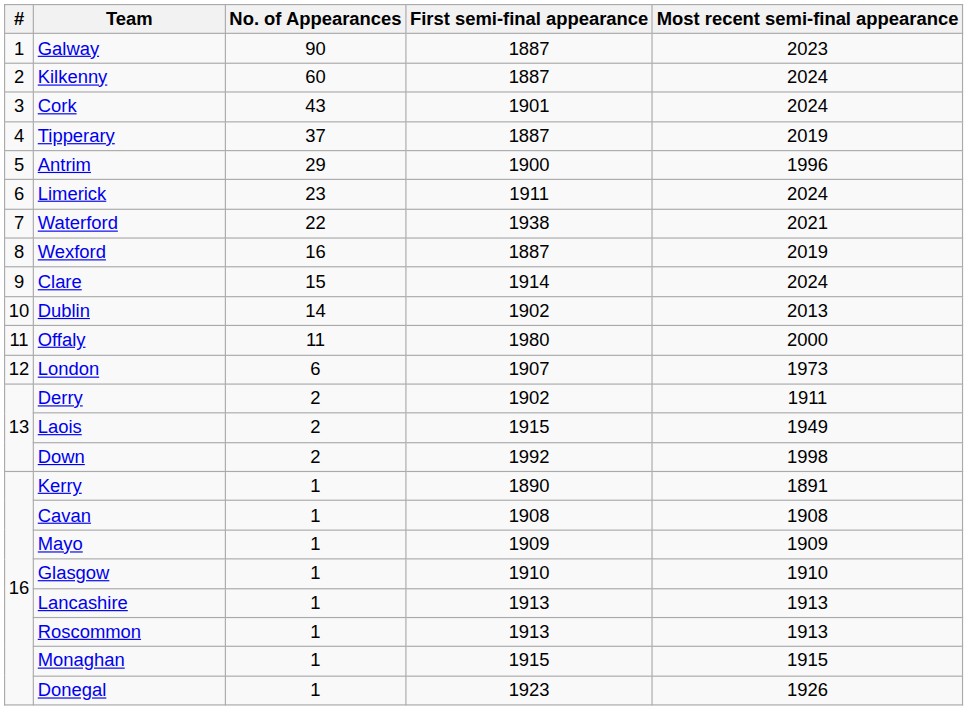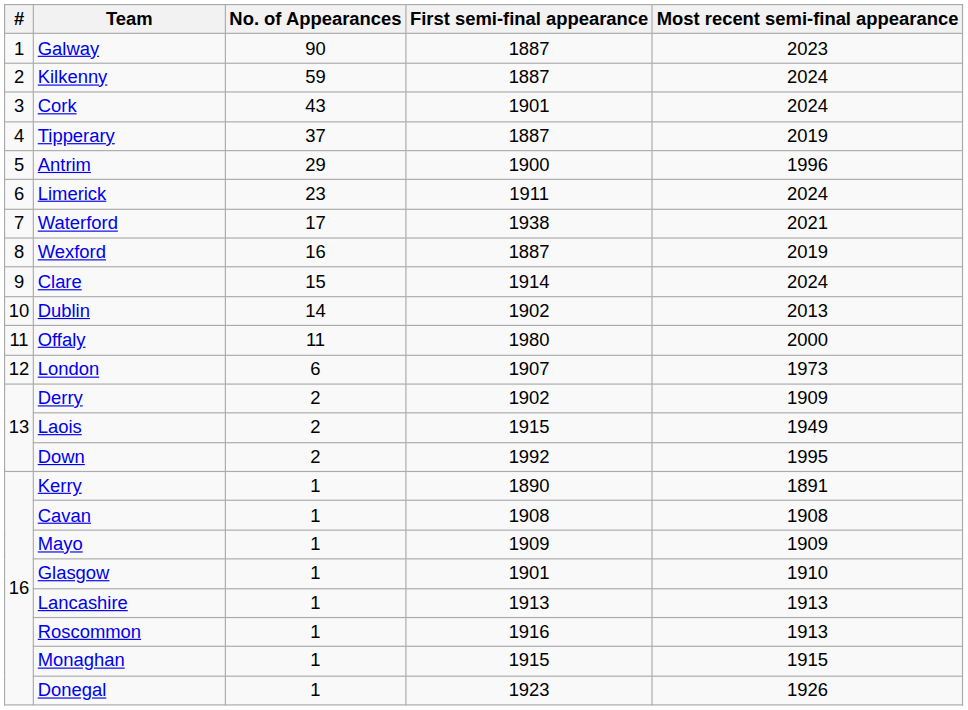(315, 77) 60 -> (315, 77) 59
(315, 223) 22 -> (315, 223) 17
(808, 398) 1911 -> (808, 398) 1909
(808, 456) 1998 -> (808, 456) 1995
(529, 573) 1910 -> (529, 573) 1901
(529, 631) 1913 -> (529, 631) 1916
